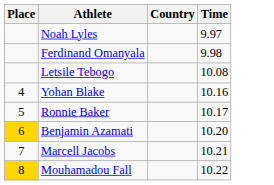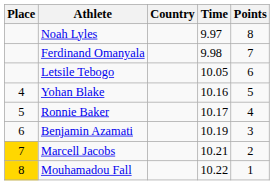+ column: (250, 14)
(214, 72) 10.08 -> (214, 72) 10.05
(21, 131) gold background -> (21, 131) no background
(214, 131) 10.20 -> (214, 131) 10.19
(21, 151) no background -> (21, 151) gold background
